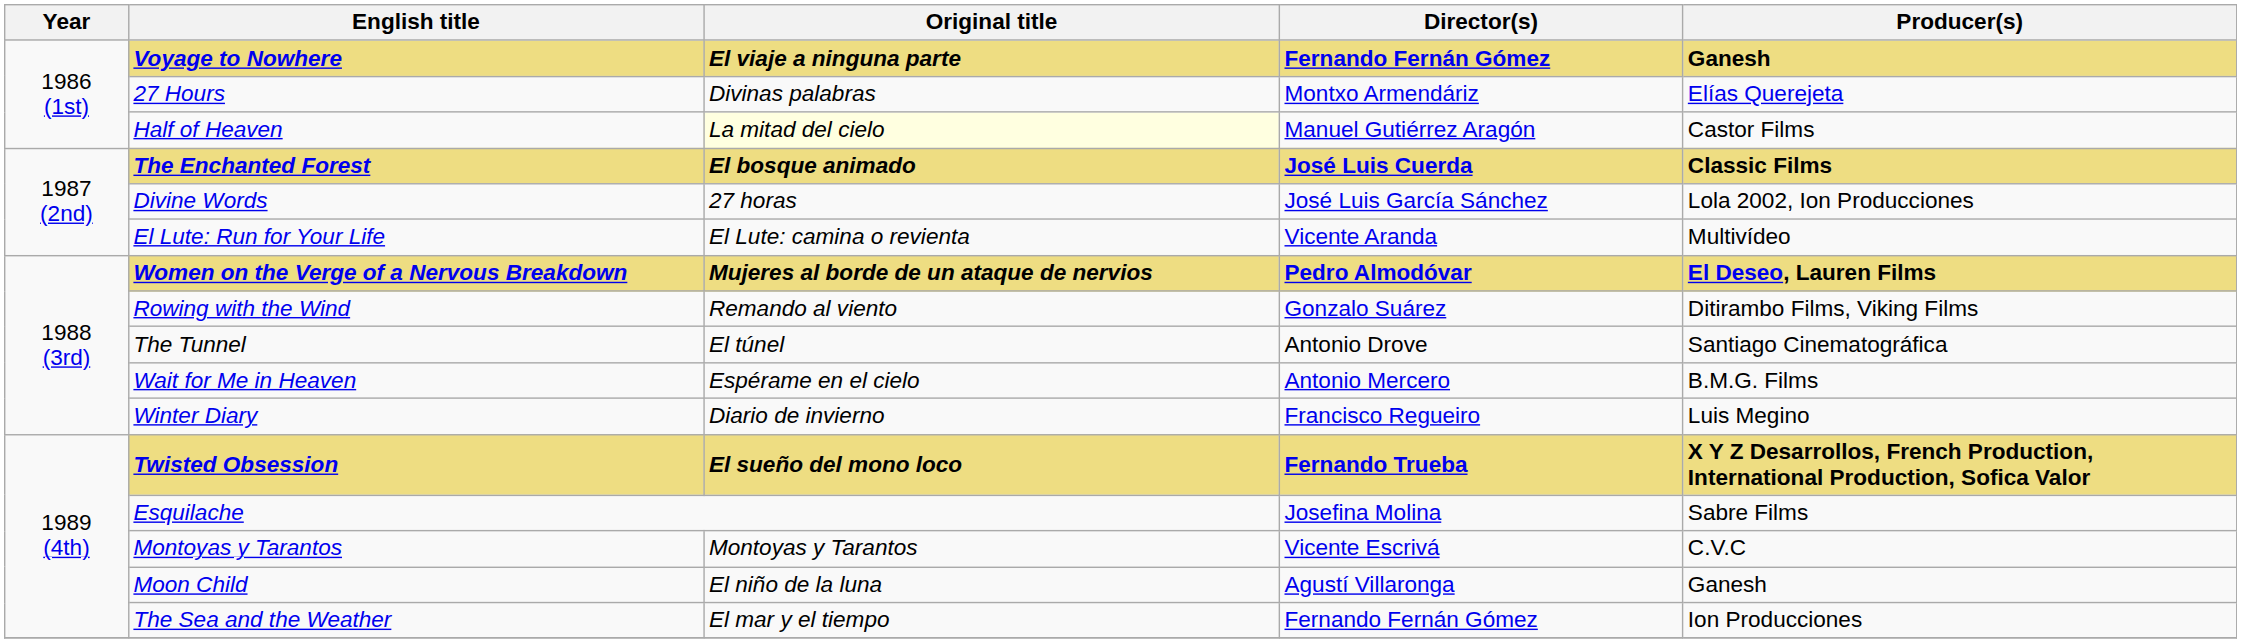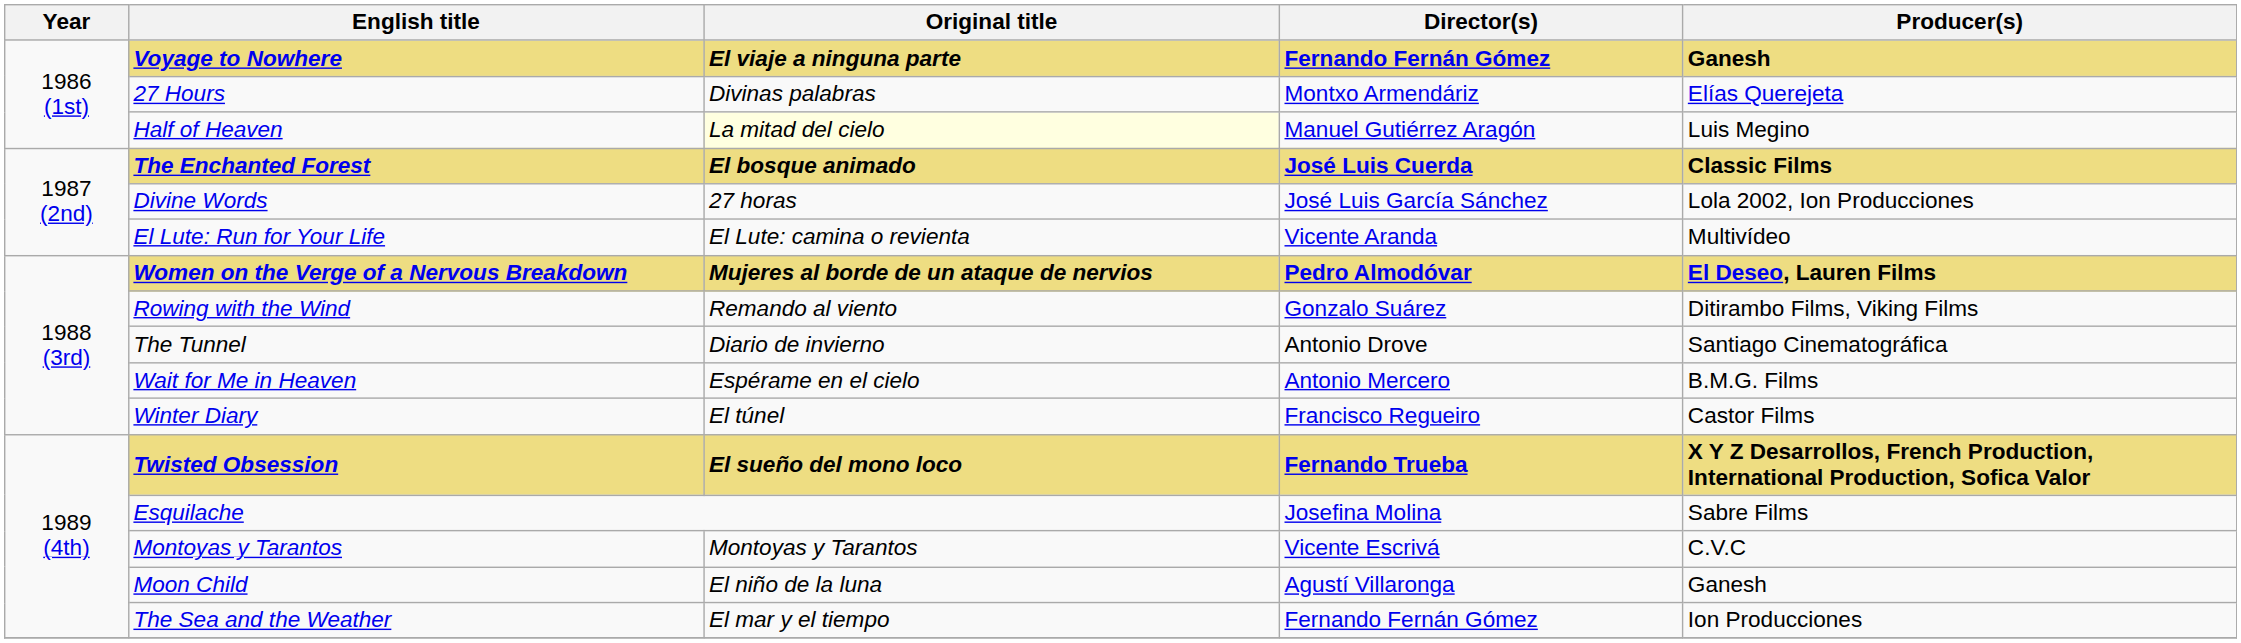(1751, 129) Castor Films -> (1749, 129) Luis Megino
(747, 344) El túnel -> (797, 344) Diario de invierno
(797, 415) Diario de invierno -> (747, 415) El túnel
(1749, 415) Luis Megino -> (1751, 415) Castor Films
